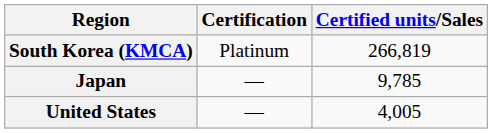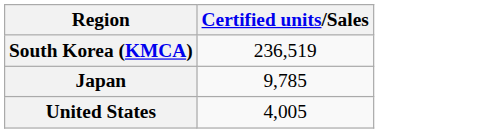- column: (254, 19)
(399, 50) 266,819 -> (285, 50) 236,519
